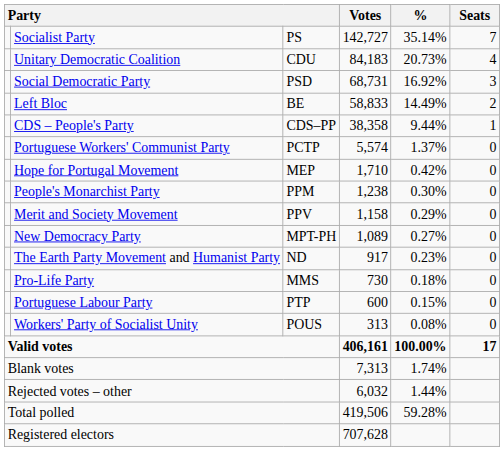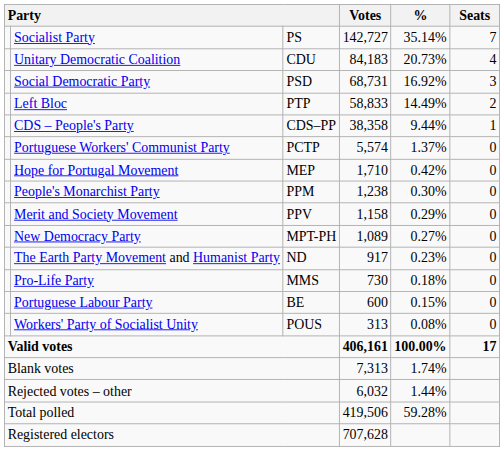(295, 103) BE -> (298, 103) PTP
(298, 302) PTP -> (295, 302) BE
